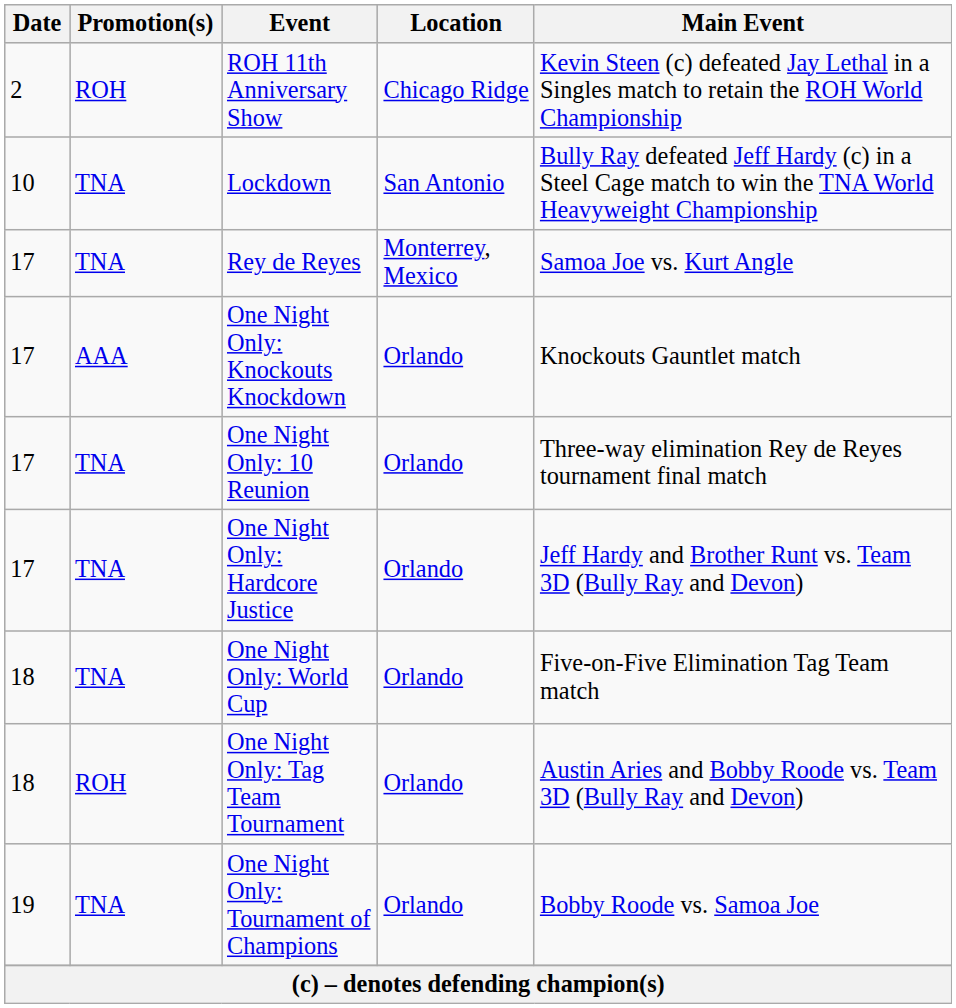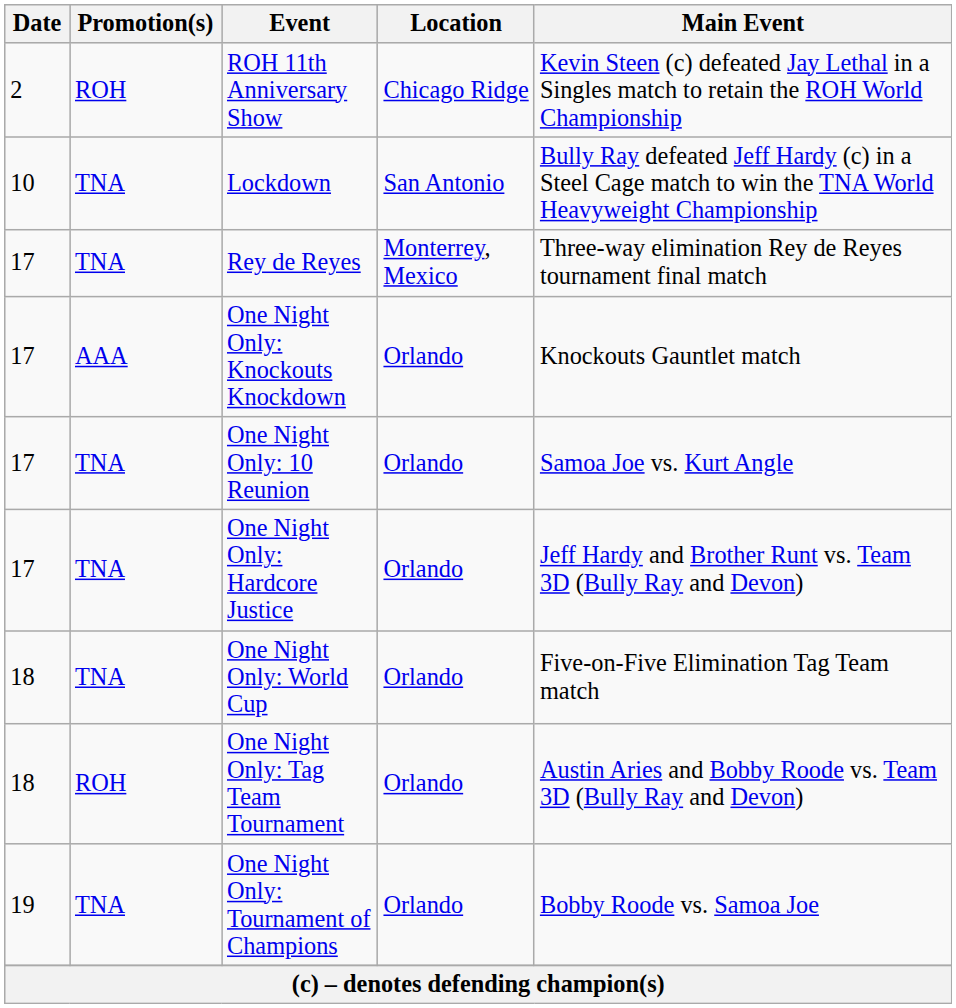(667, 262) Samoa Joe vs. Kurt Angle -> (721, 262) Three-way elimination Rey de Reyes tournament final match
(721, 462) Three-way elimination Rey de Reyes tournament final match -> (667, 462) Samoa Joe vs. Kurt Angle
